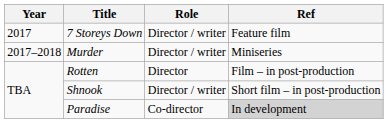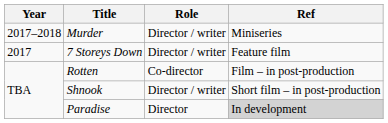rows swapped: (104, 33) <-> (85, 52)
(168, 71) Director -> (175, 71) Co-director
(175, 109) Co-director -> (168, 109) Director
